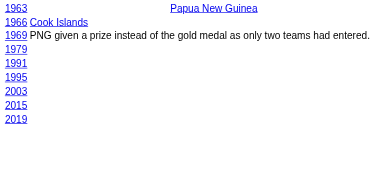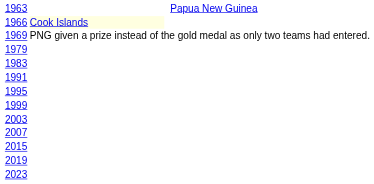(59, 22) no background -> (59, 22) lightyellow background
+ row: (16, 64)
+ row: (16, 105)
+ row: (16, 133)
+ row: (16, 175)
